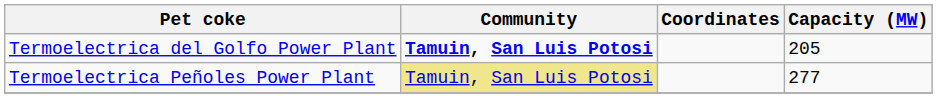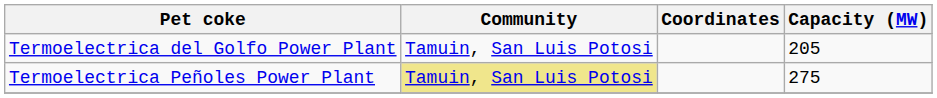(529, 49) bold -> (529, 49) normal
(804, 78) 277 -> (804, 78) 275
